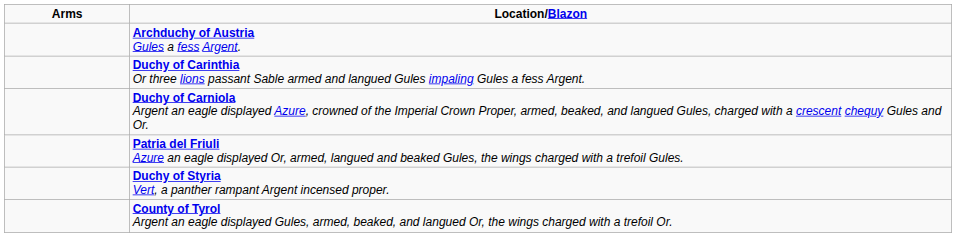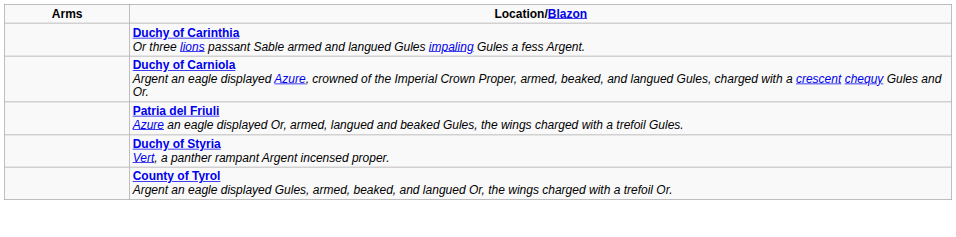- row: (193, 39)
